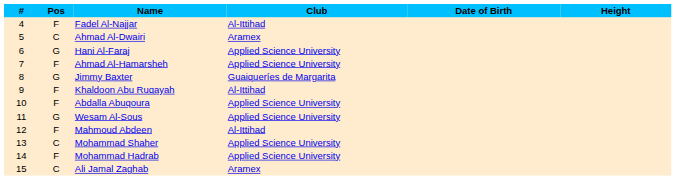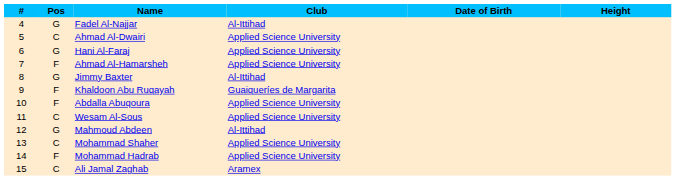(56, 24) F -> (56, 24) G
(244, 37) Aramex -> (284, 37) Applied Science University
(282, 77) Guaiqueríes de Margarita -> (247, 77) Al-Ittihad
(247, 90) Al-Ittihad -> (282, 90) Guaiqueríes de Margarita
(56, 116) G -> (56, 116) C
(56, 129) F -> (56, 129) G
